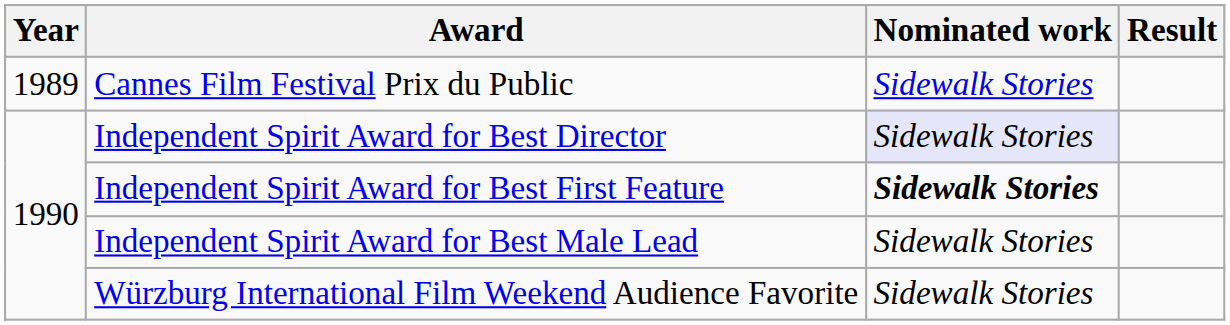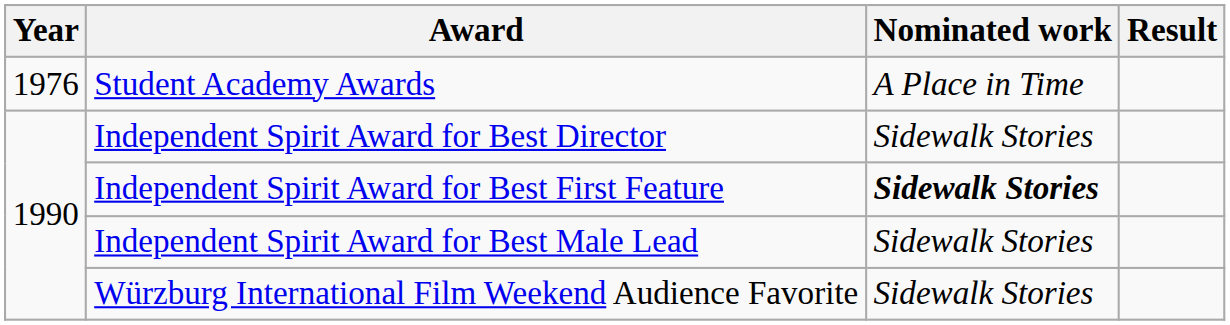+ row: (265, 83)
- row: (334, 83)
(983, 135) lavender background -> (983, 135) no background
